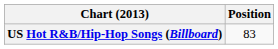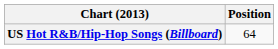(249, 34) 83 -> (249, 34) 64
